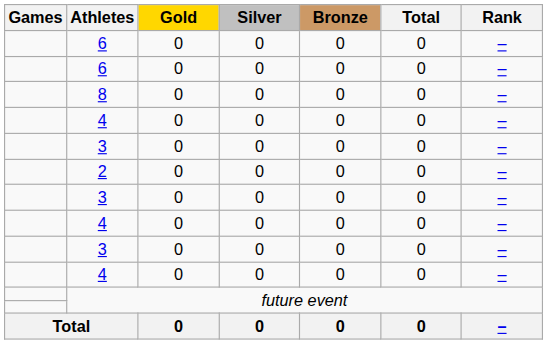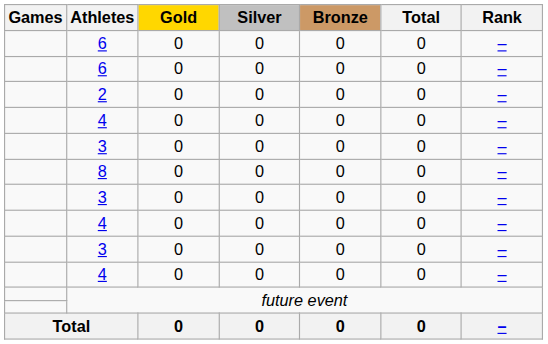rows swapped: (102, 95) <-> (102, 172)
